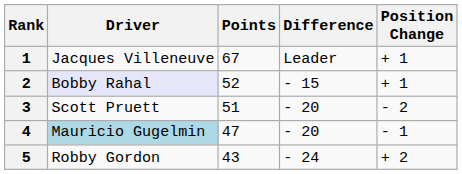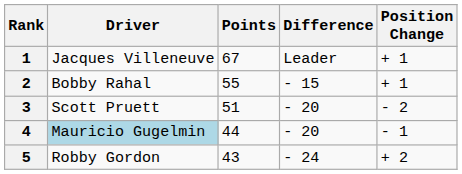(101, 83) lavender background -> (101, 83) no background
(231, 83) 52 -> (231, 83) 55
(231, 133) 47 -> (231, 133) 44
